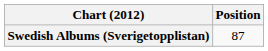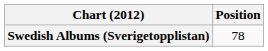(238, 35) 87 -> (238, 35) 78
